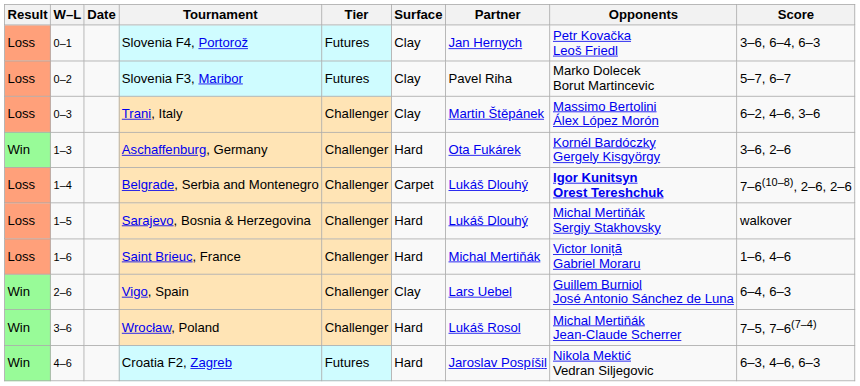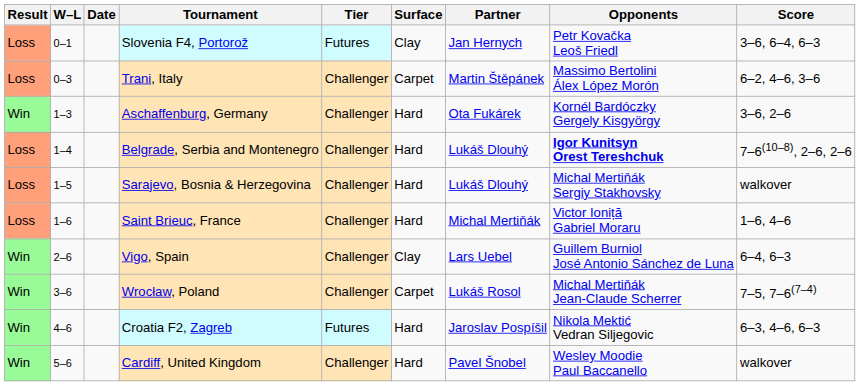- row: (182, 78)
(407, 114) Clay -> (414, 78) Carpet
(414, 185) Carpet -> (409, 149) Hard
(409, 327) Hard -> (414, 292) Carpet
+ row: (191, 363)
